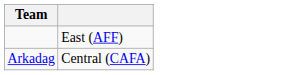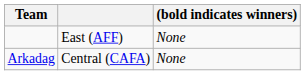+ column: (227, 15)
